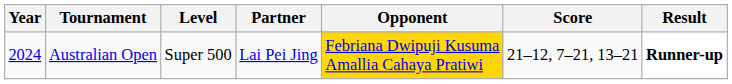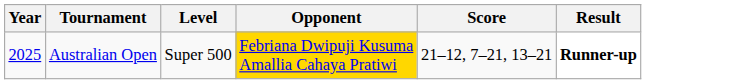- column: (278, 18)
(25, 55) 2024 -> (25, 55) 2025
